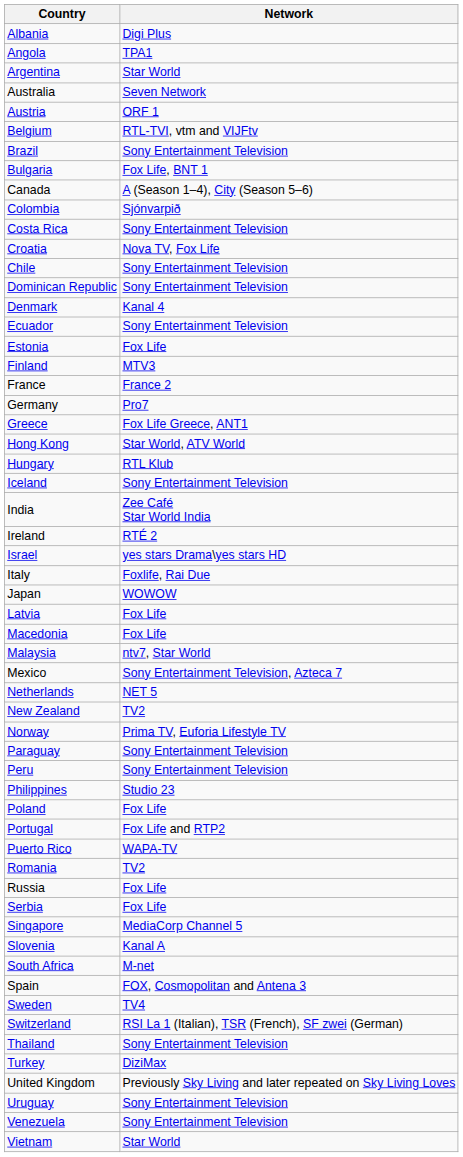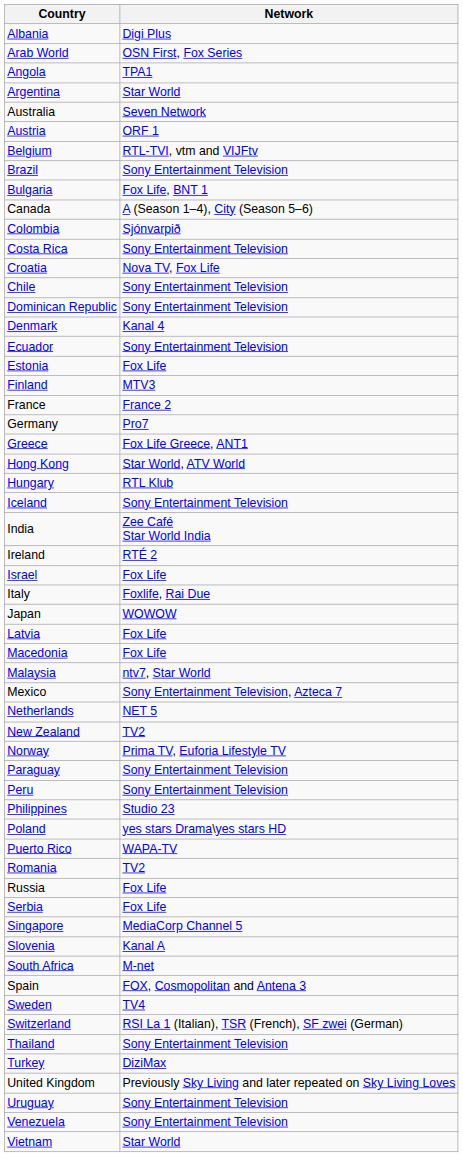+ row: (38, 53)
(204, 555) yes stars Drama\yes stars HD -> (144, 575) Fox Life
(144, 809) Fox Life -> (204, 829) yes stars Drama\yes stars HD
- row: (30, 829)
